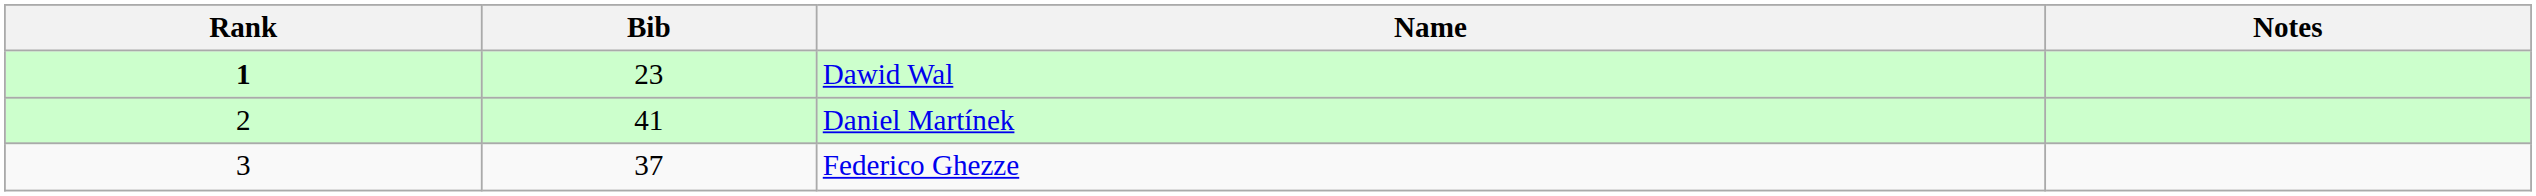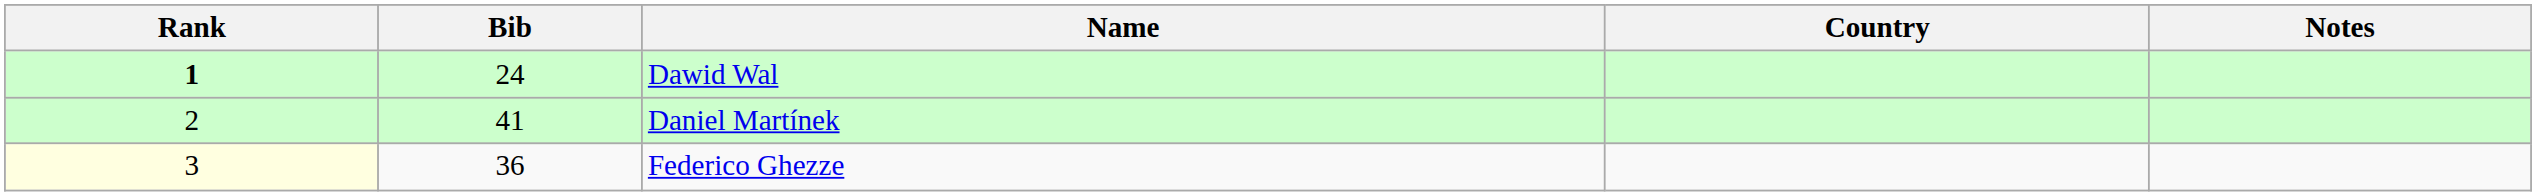+ column: (1877, 27)
(649, 73) 23 -> (510, 73) 24
(243, 166) no background -> (192, 166) lightyellow background
(649, 166) 37 -> (510, 166) 36
